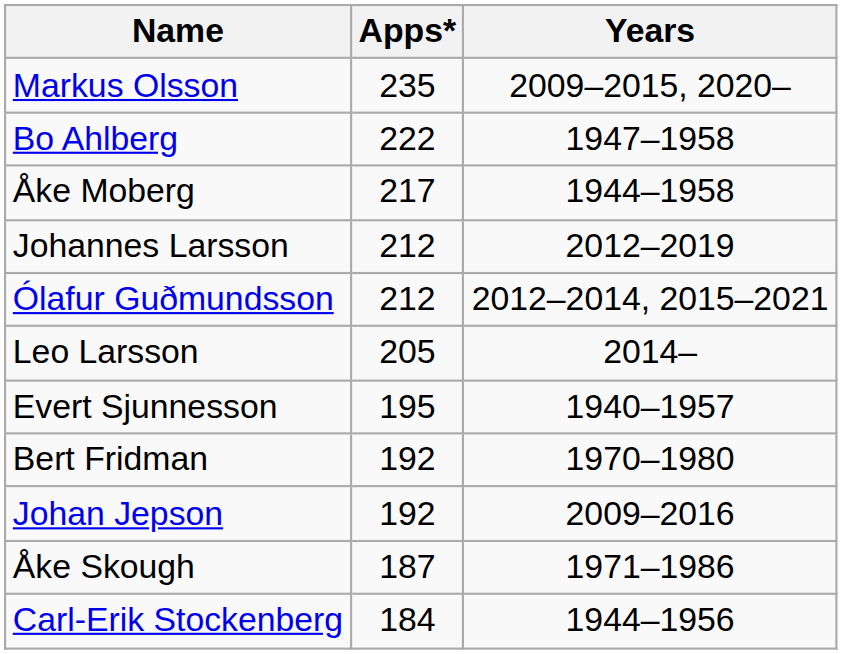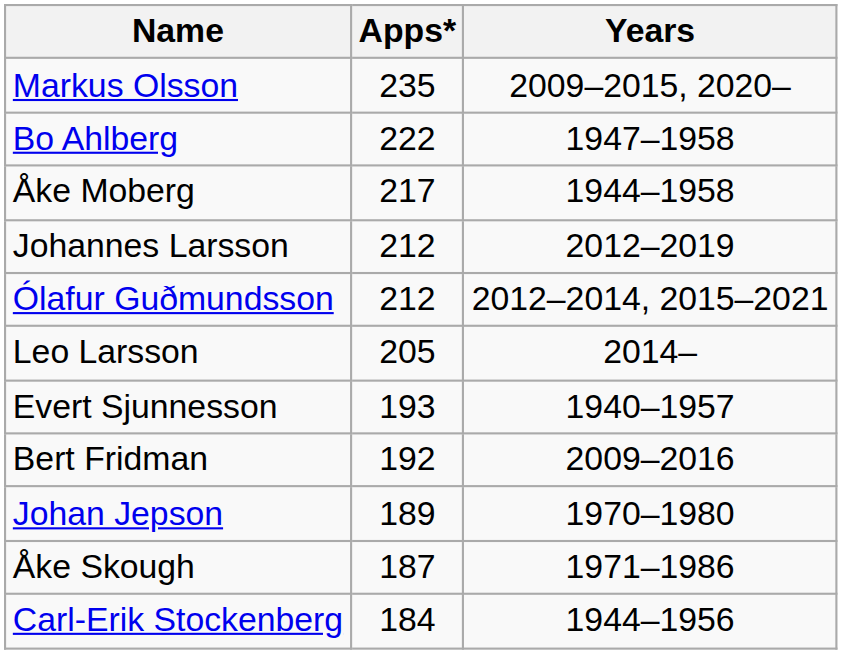(407, 406) 195 -> (407, 406) 193
(650, 459) 1970–1980 -> (650, 459) 2009–2016
(407, 513) 192 -> (407, 513) 189
(650, 513) 2009–2016 -> (650, 513) 1970–1980
